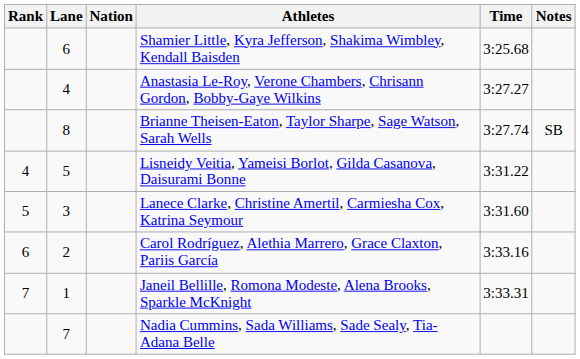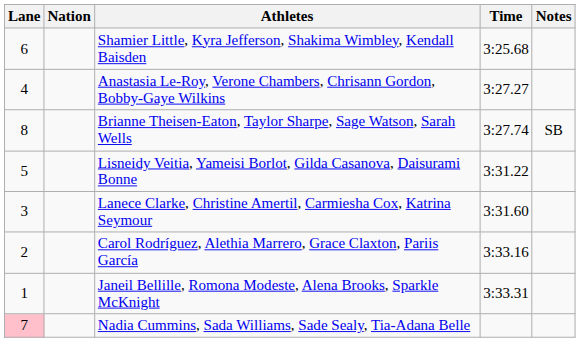- column: (25, 16)
(66, 334) no background -> (24, 325) pink background
